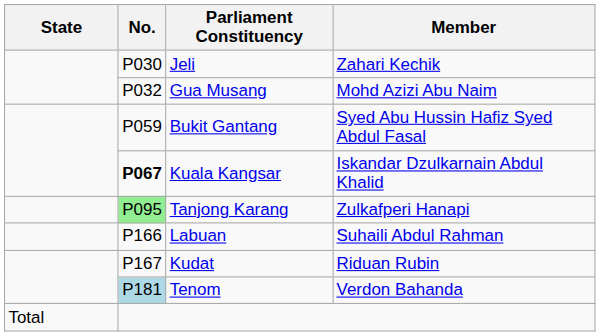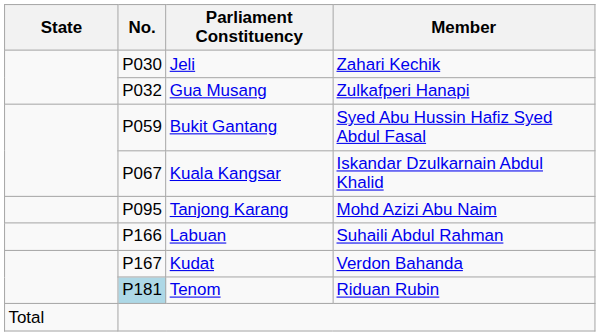(417, 90) Mohd Azizi Abu Naim -> (403, 90) Zulkafperi Hanapi
(142, 173) bold -> (142, 173) normal
(142, 209) lightgreen background -> (142, 209) no background
(403, 209) Zulkafperi Hanapi -> (417, 209) Mohd Azizi Abu Naim
(388, 263) Riduan Rubin -> (400, 263) Verdon Bahanda
(400, 290) Verdon Bahanda -> (388, 290) Riduan Rubin
